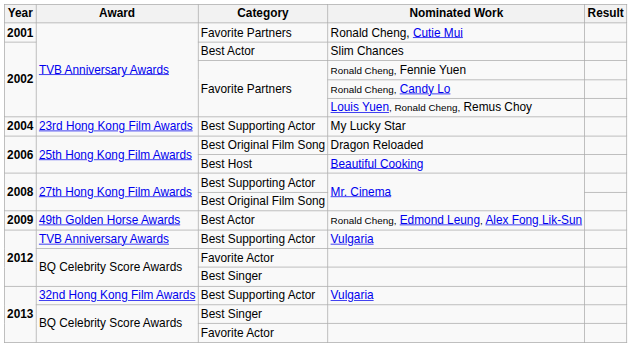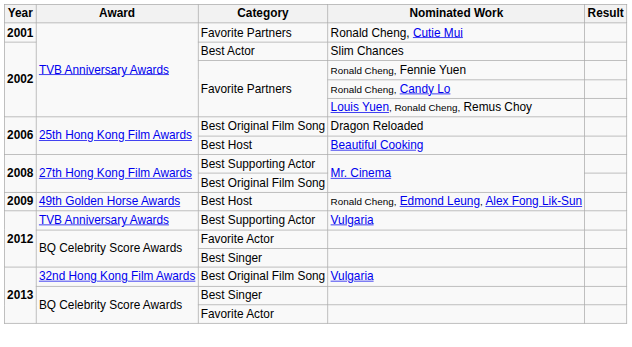- row: (20, 126)
(228, 220) Best Actor -> (226, 201) Best Host
(258, 295) Best Supporting Actor -> (263, 276) Best Original Film Song
